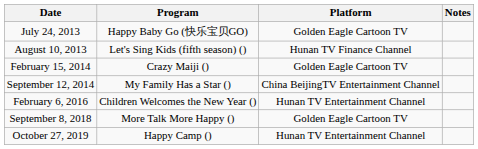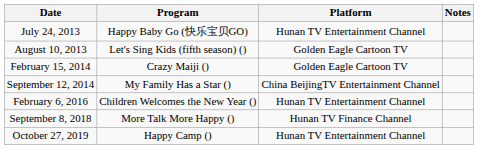(351, 31) Golden Eagle Cartoon TV -> (351, 31) Hunan TV Entertainment Channel
(351, 49) Hunan TV Finance Channel -> (351, 49) Golden Eagle Cartoon TV
(351, 118) Golden Eagle Cartoon TV -> (351, 118) Hunan TV Finance Channel
